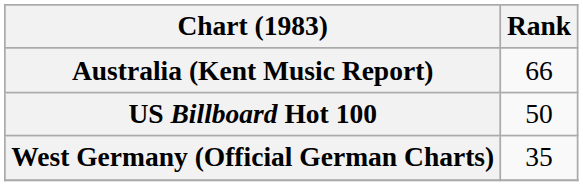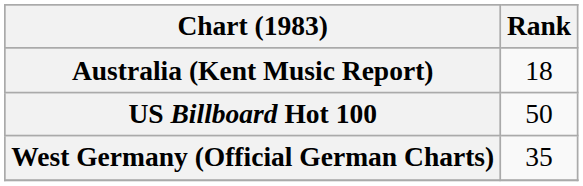(539, 69) 66 -> (539, 69) 18
